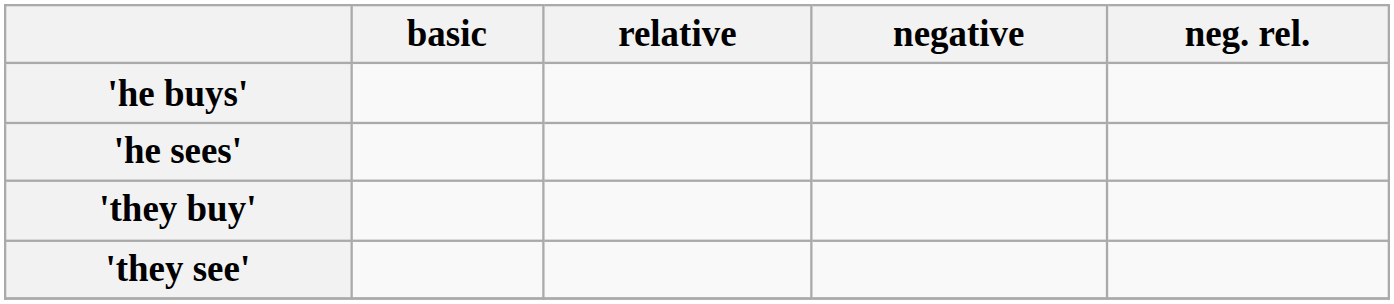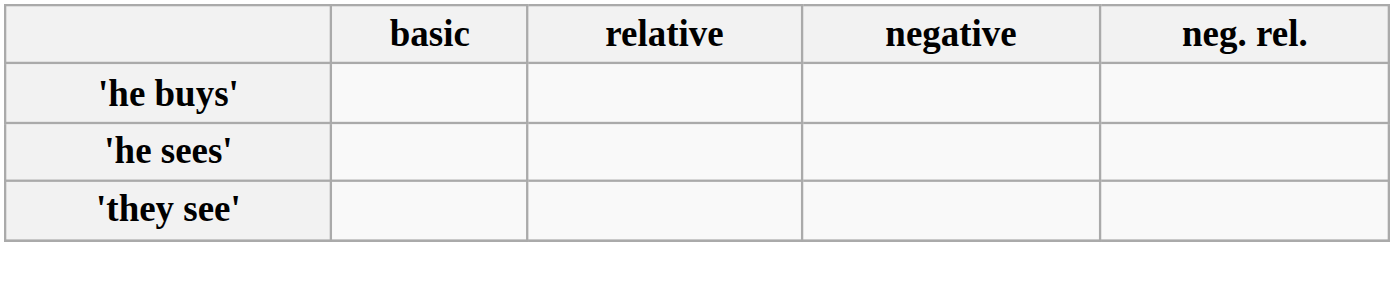- row: (178, 209)
